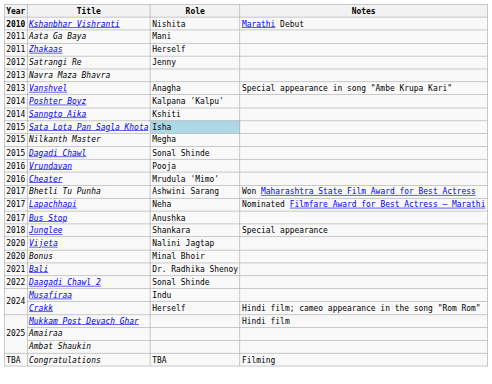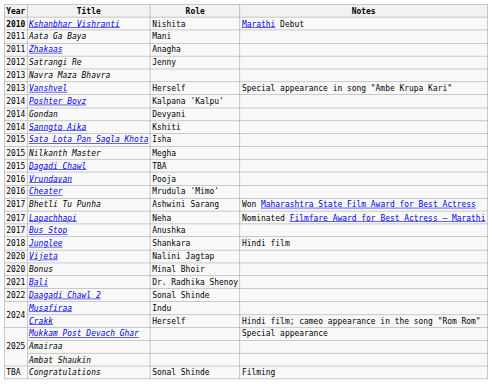(169, 50) Herself -> (167, 50) Anagha
(167, 88) Anagha -> (169, 88) Herself
+ row: (43, 114)
(162, 127) lightblue background -> (162, 140) no background
(181, 153) Sonal Shinde -> (159, 166) TBA
(285, 230) Special appearance -> (266, 243) Hindi film
(266, 321) Hindi film -> (285, 334) Special appearance
(159, 360) TBA -> (181, 373) Sonal Shinde
